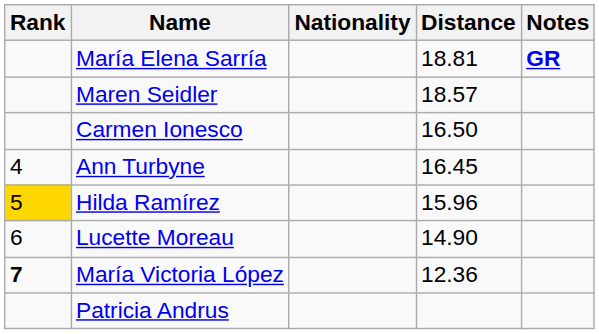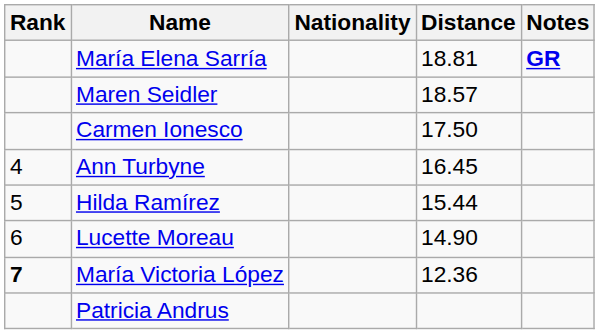(449, 130) 16.50 -> (449, 130) 17.50
(16, 202) gold background -> (16, 202) no background
(449, 202) 15.96 -> (449, 202) 15.44
